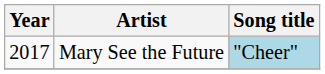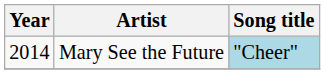(29, 52) 2017 -> (29, 52) 2014
